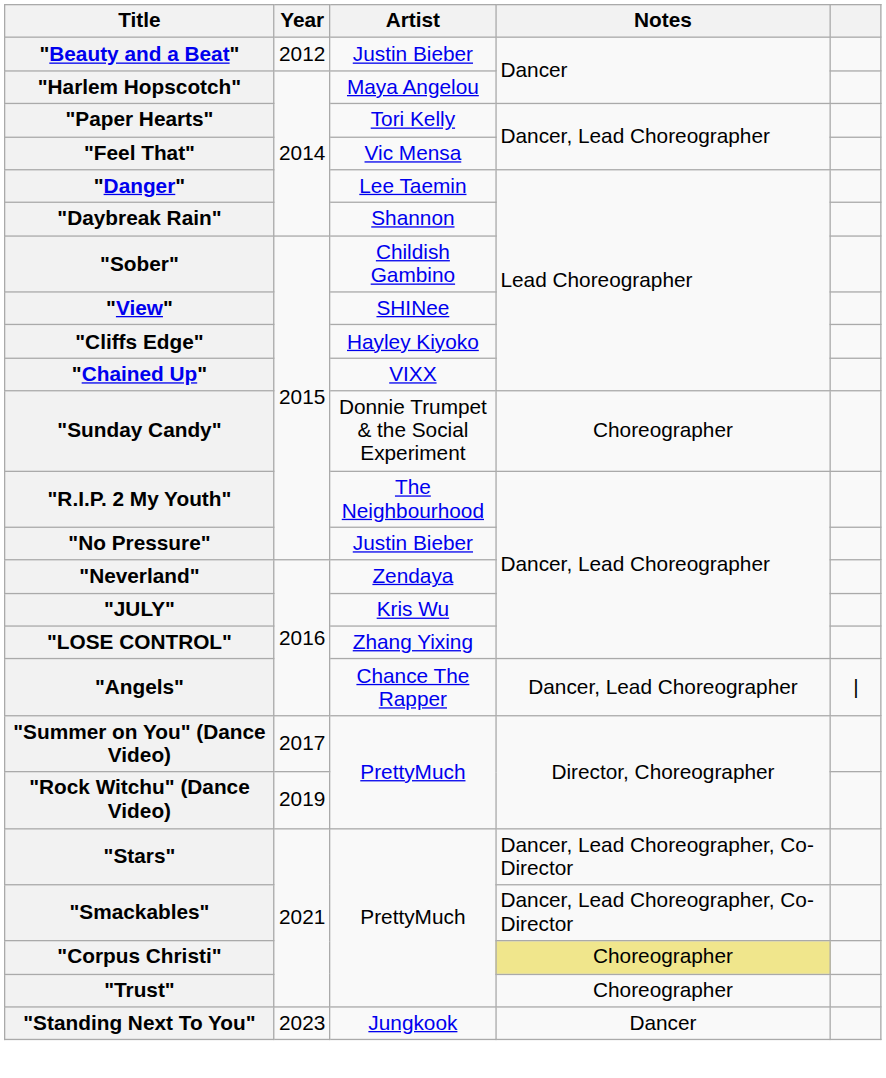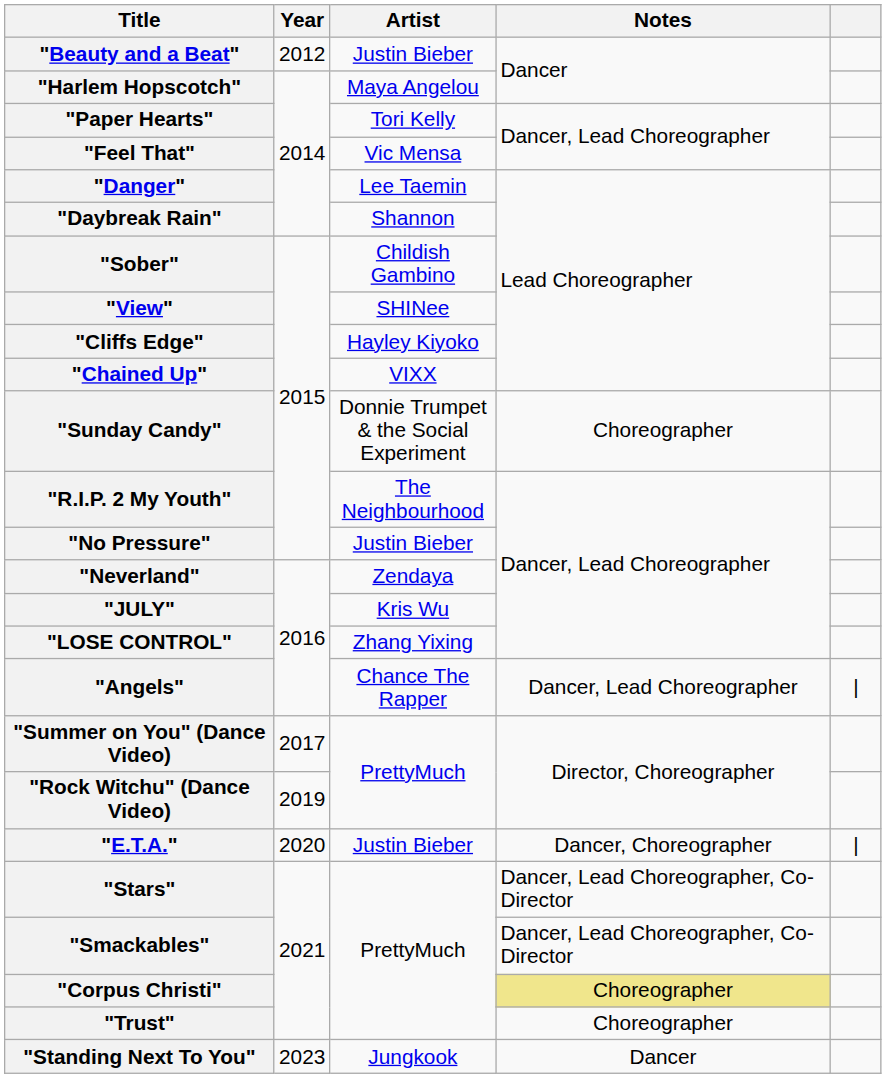+ row: (139, 844)
